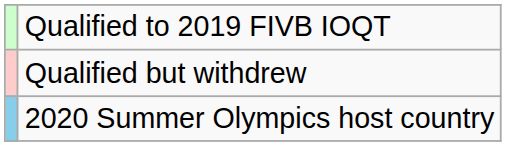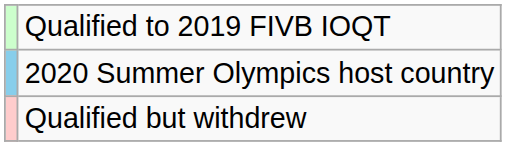rows swapped: (166, 72) <-> (259, 118)
